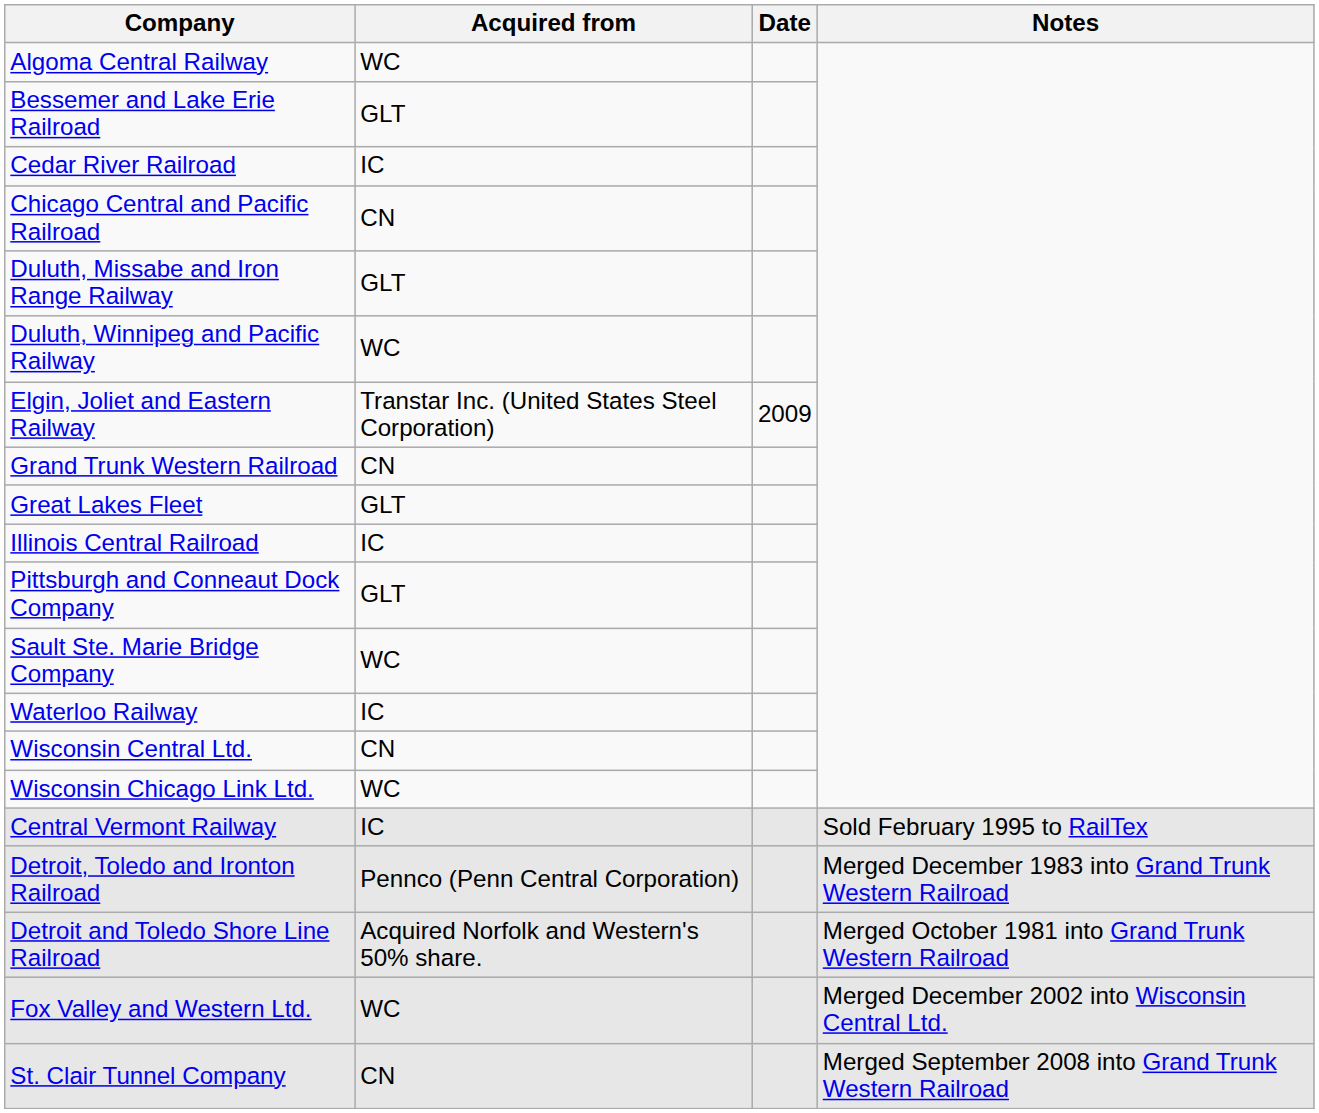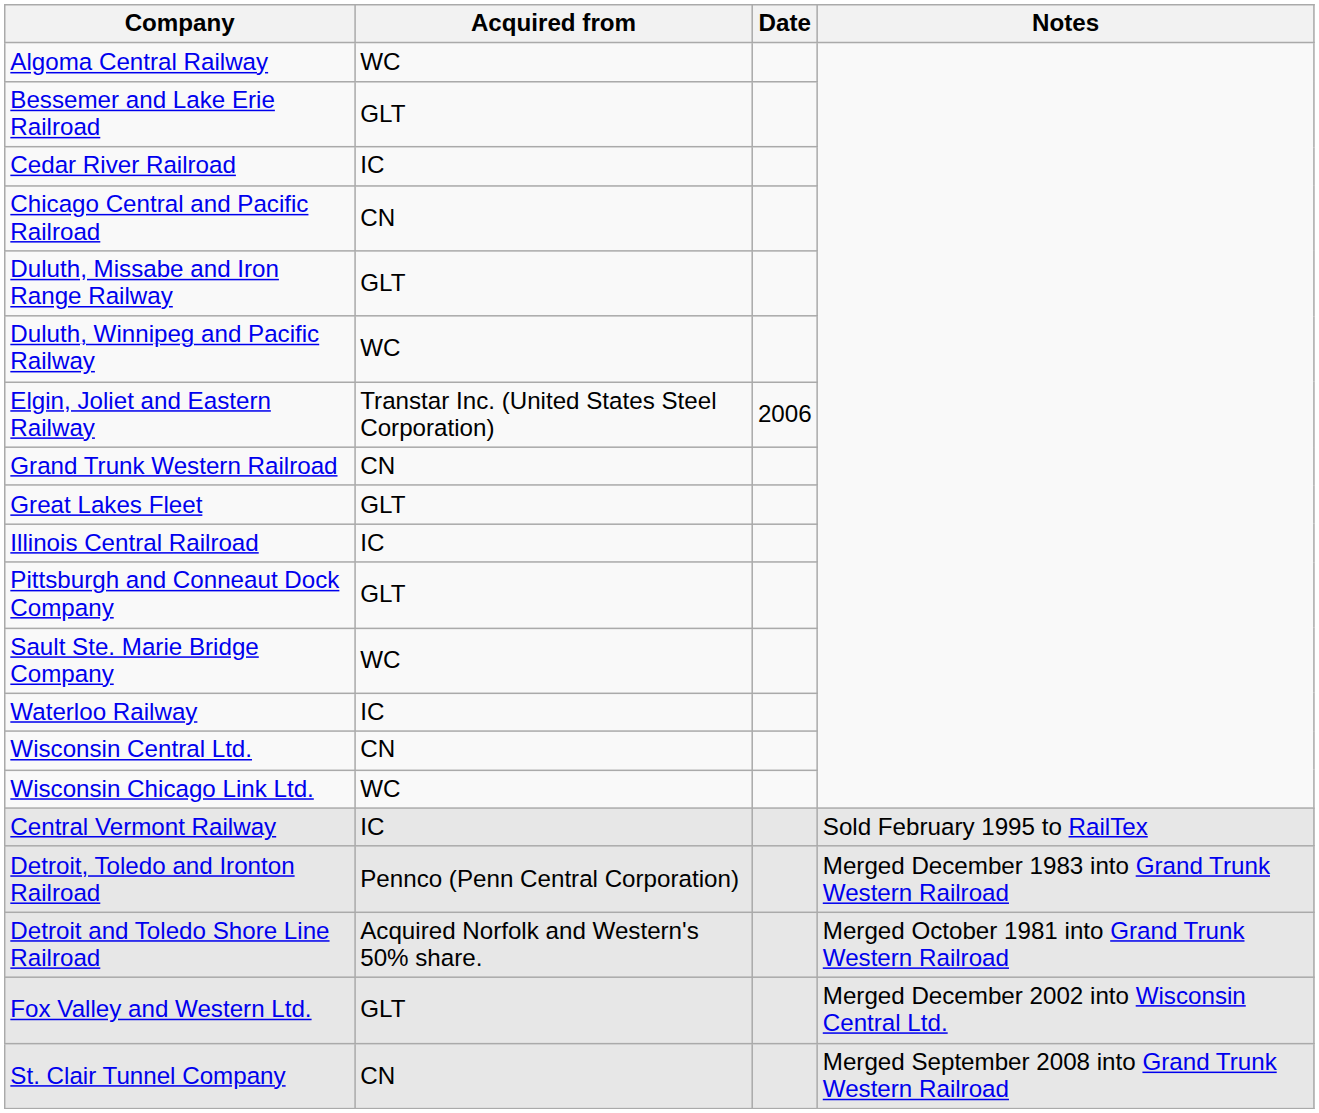(785, 414) 2009 -> (785, 414) 2006
(380, 1009) WC -> (383, 1009) GLT
